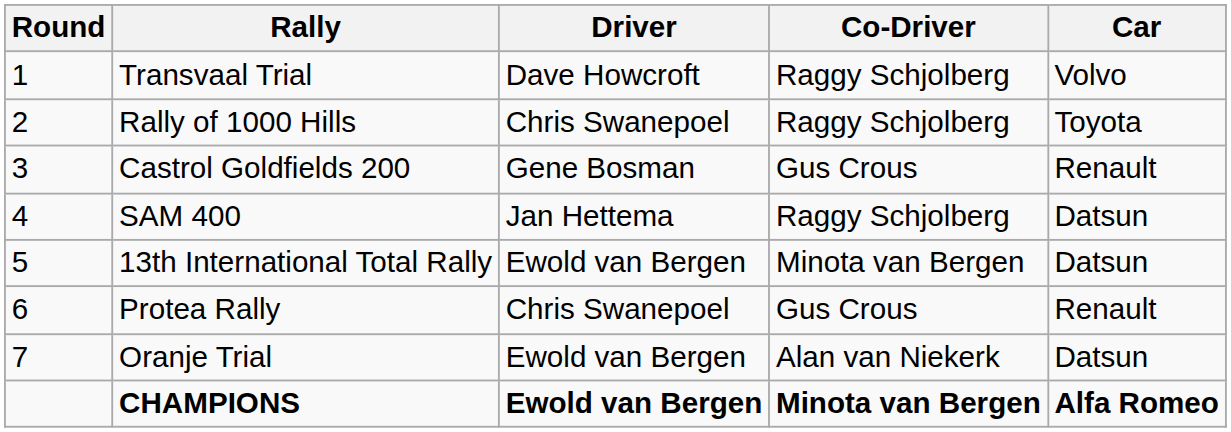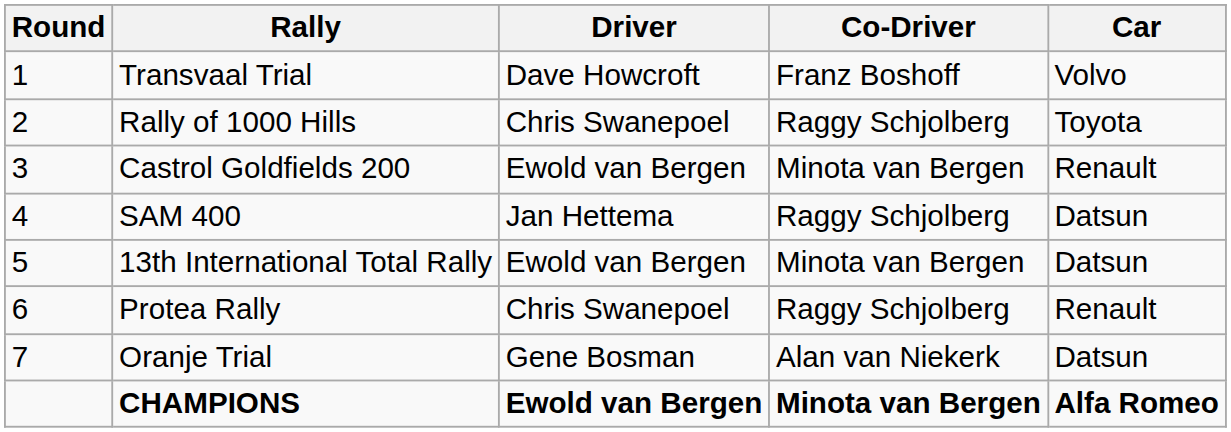(893, 74) Raggy Schjolberg -> (868, 74) Franz Boshoff
(600, 168) Gene Bosman -> (626, 168) Ewold van Bergen
(847, 168) Gus Crous -> (900, 168) Minota van Bergen
(847, 309) Gus Crous -> (893, 309) Raggy Schjolberg
(626, 356) Ewold van Bergen -> (600, 356) Gene Bosman
